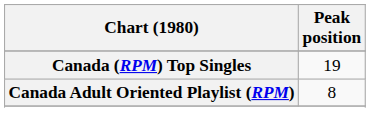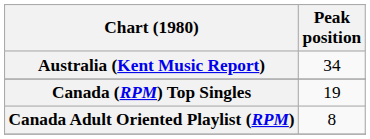+ row: (152, 65)
